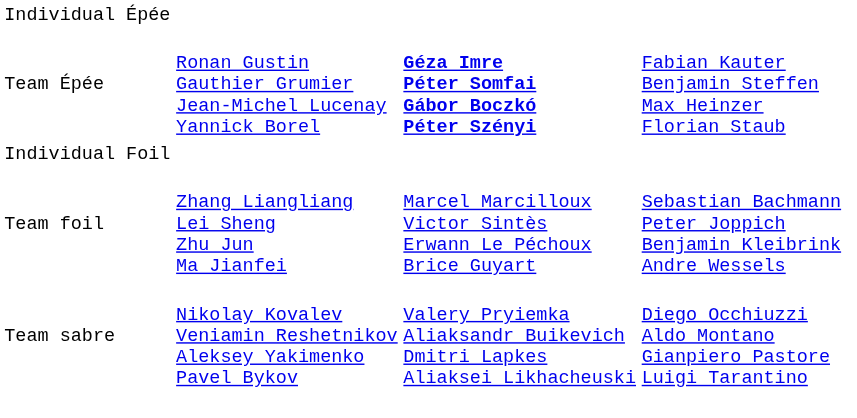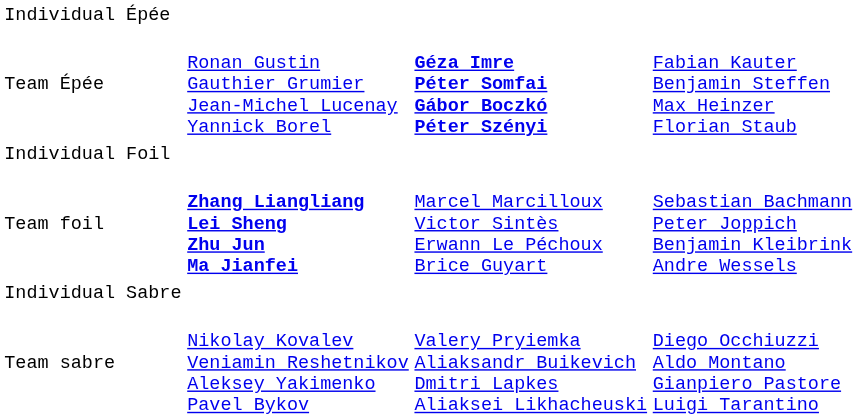(265, 234) normal -> (276, 234) bold
+ row: (93, 293)
